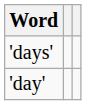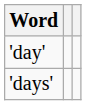rows swapped: (27, 83) <-> (31, 52)
